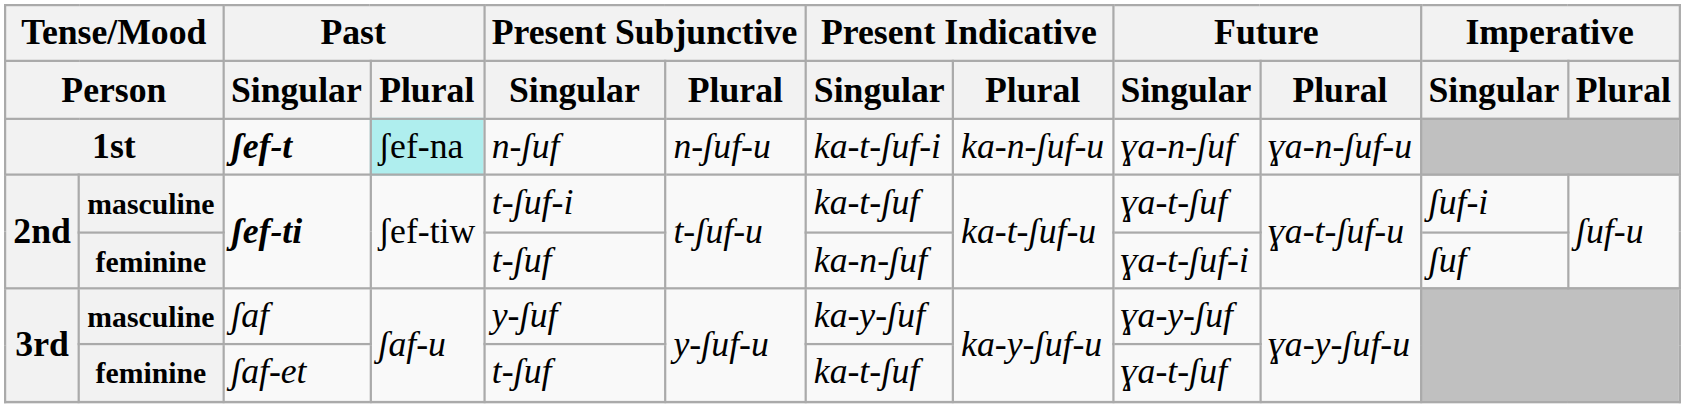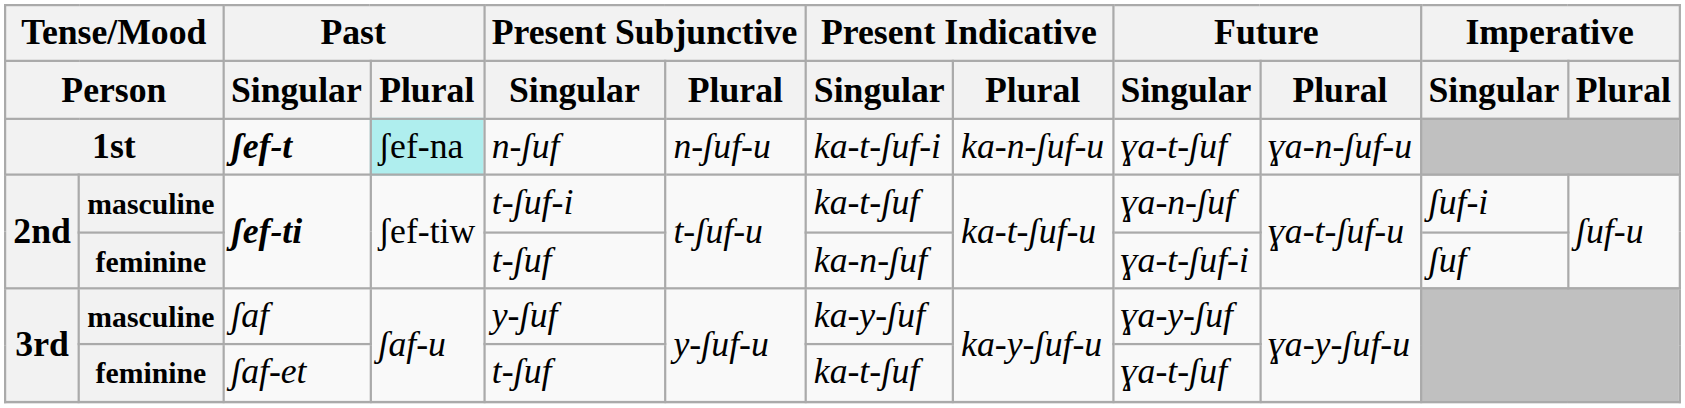(1178, 145) ɣa-n-ʃuf -> (1174, 145) ɣa-t-ʃuf
(1174, 202) ɣa-t-ʃuf -> (1178, 202) ɣa-n-ʃuf
